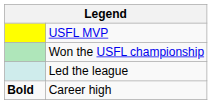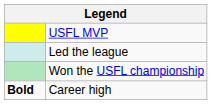rows swapped: (126, 52) <-> (88, 71)
